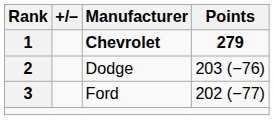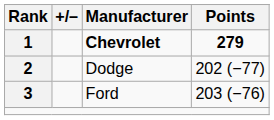(230, 68) 203 (−76) -> (230, 68) 202 (−77)
(230, 94) 202 (−77) -> (230, 94) 203 (−76)
